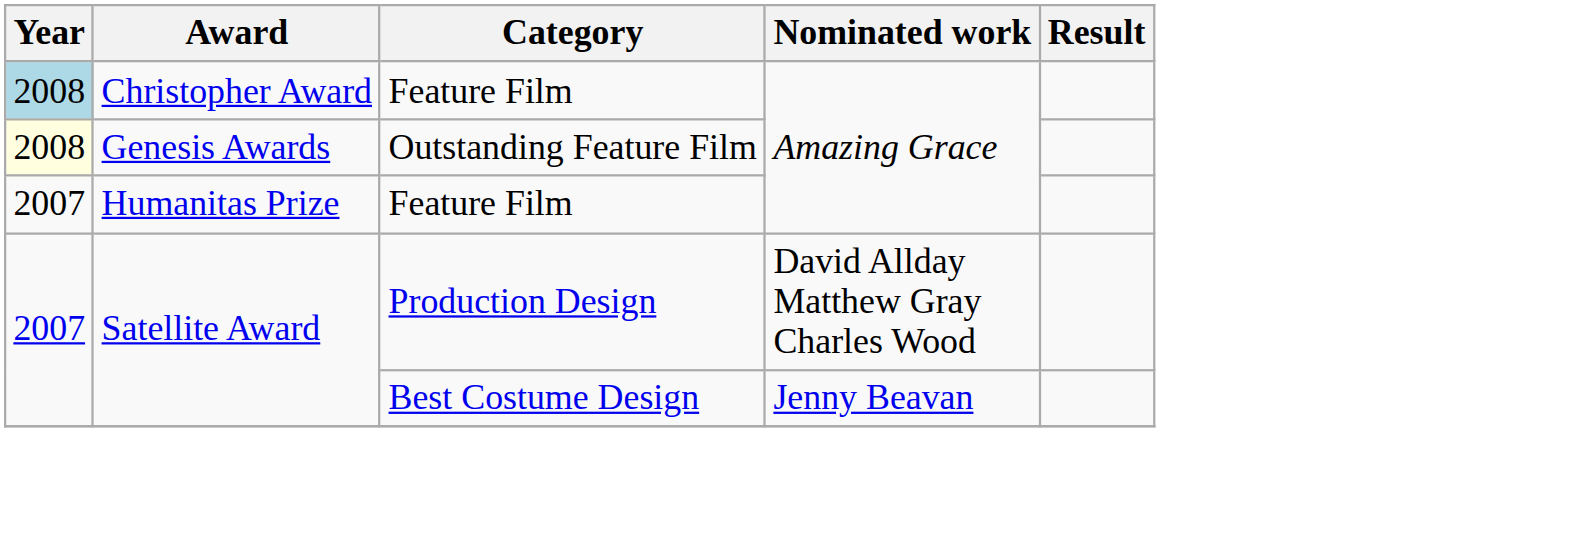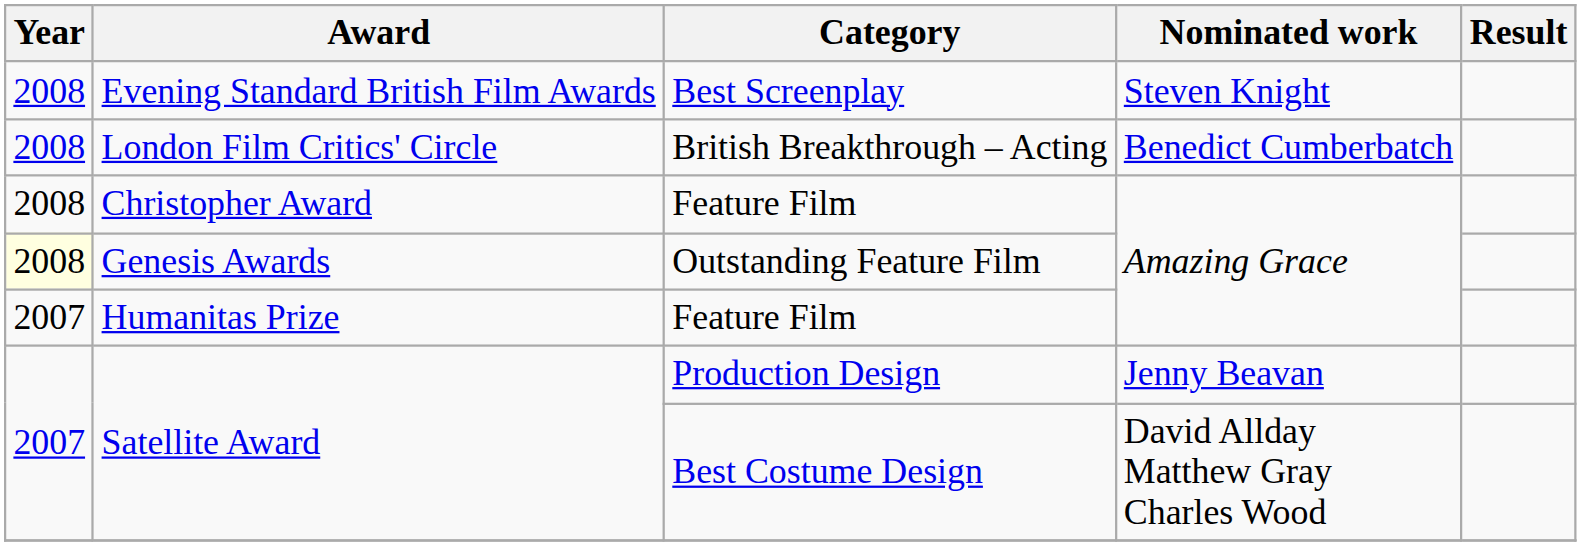+ row: (379, 89)
+ row: (299, 146)
(49, 89) lightblue background -> (49, 203) no background
(877, 300) David Allday Matthew Gray Charles Wood -> (1224, 373) Jenny Beavan
(873, 397) Jenny Beavan -> (1228, 471) David Allday Matthew Gray Charles Wood
